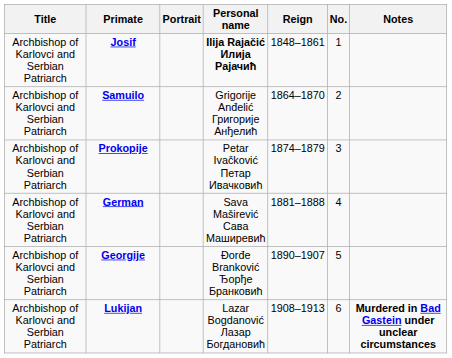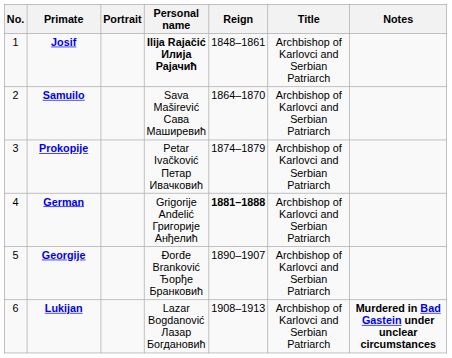columns swapped: (338, 19) <-> (45, 19)
(236, 114) Grigorije Anđelić Григорије Анђелић -> (176, 114) Sava Maširević Сава Маширевић
(236, 220) Sava Maširević Сава Маширевић -> (176, 220) Grigorije Anđelić Григорије Анђелић
(298, 202) normal -> (238, 202) bold
